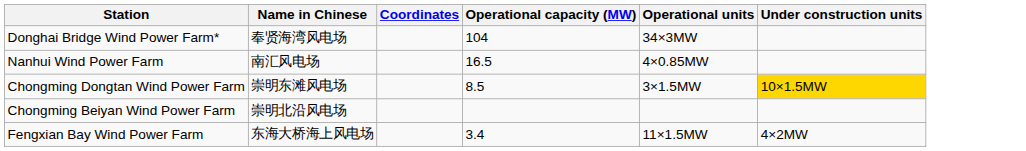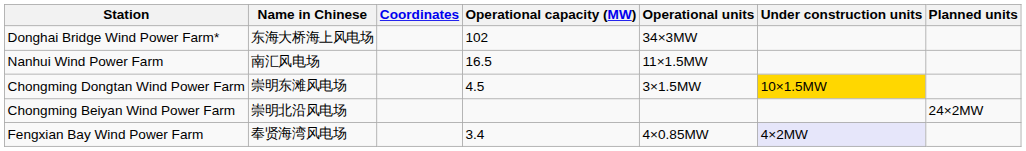+ column: (973, 15)
(299, 37) 奉贤海湾风电场 -> (312, 37) 东海大桥海上风电场
(477, 38) 104 -> (477, 38) 102
(676, 62) 4×0.85MW -> (675, 62) 11×1.5MW
(475, 86) 8.5 -> (475, 86) 4.5
(312, 134) 东海大桥海上风电场 -> (299, 134) 奉贤海湾风电场
(675, 134) 11×1.5MW -> (676, 134) 4×0.85MW
(784, 134) no background -> (784, 134) lavender background
